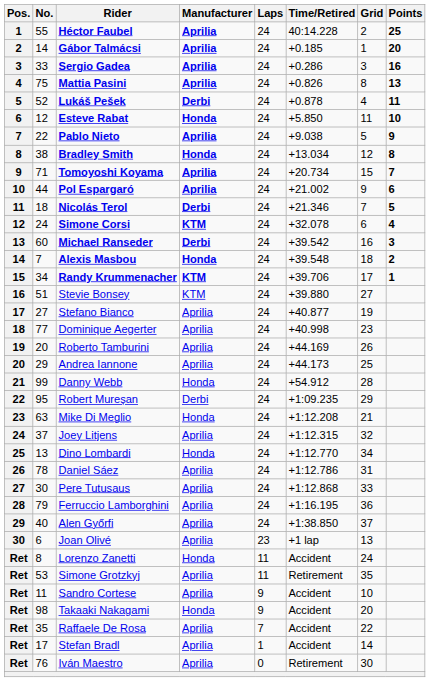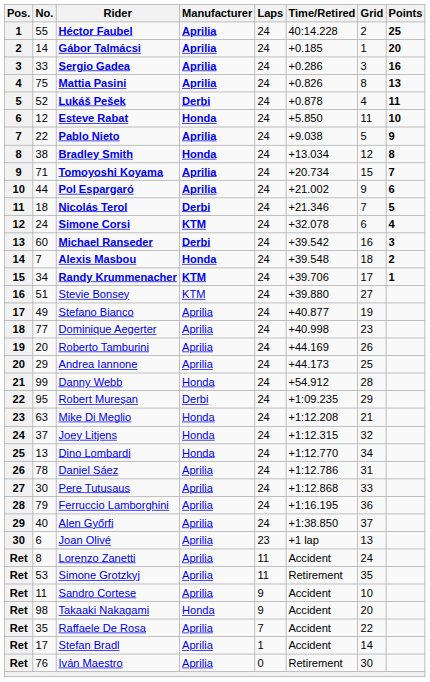(42, 312) 27 -> (42, 312) 49
(197, 435) Aprilia -> (198, 435) Honda
(198, 558) Honda -> (197, 558) Aprilia
